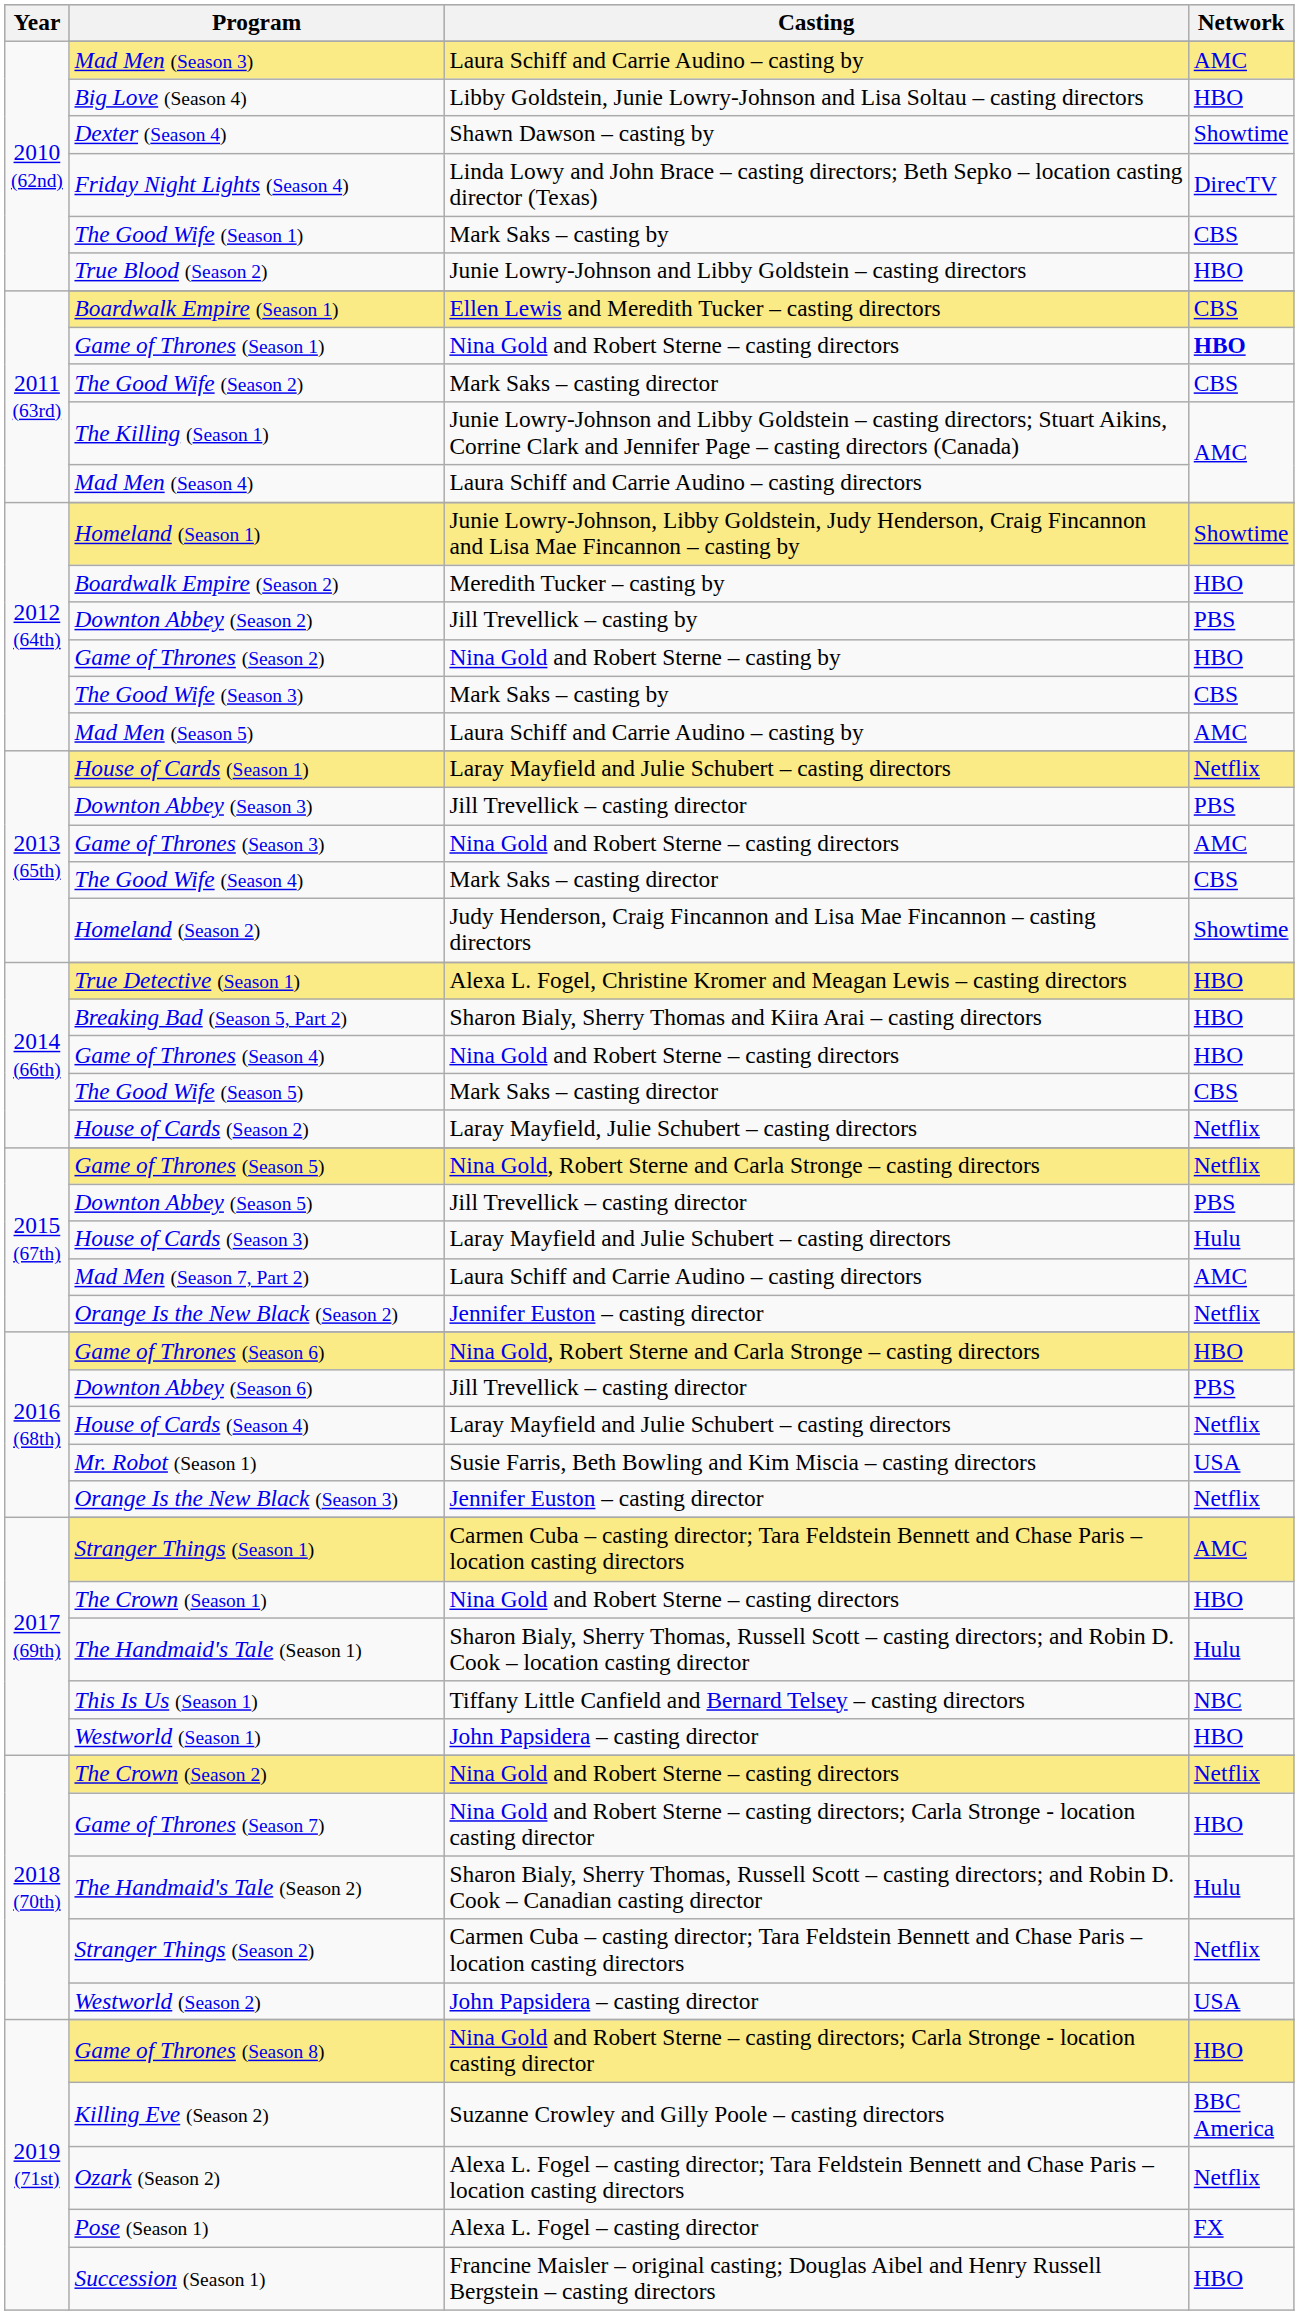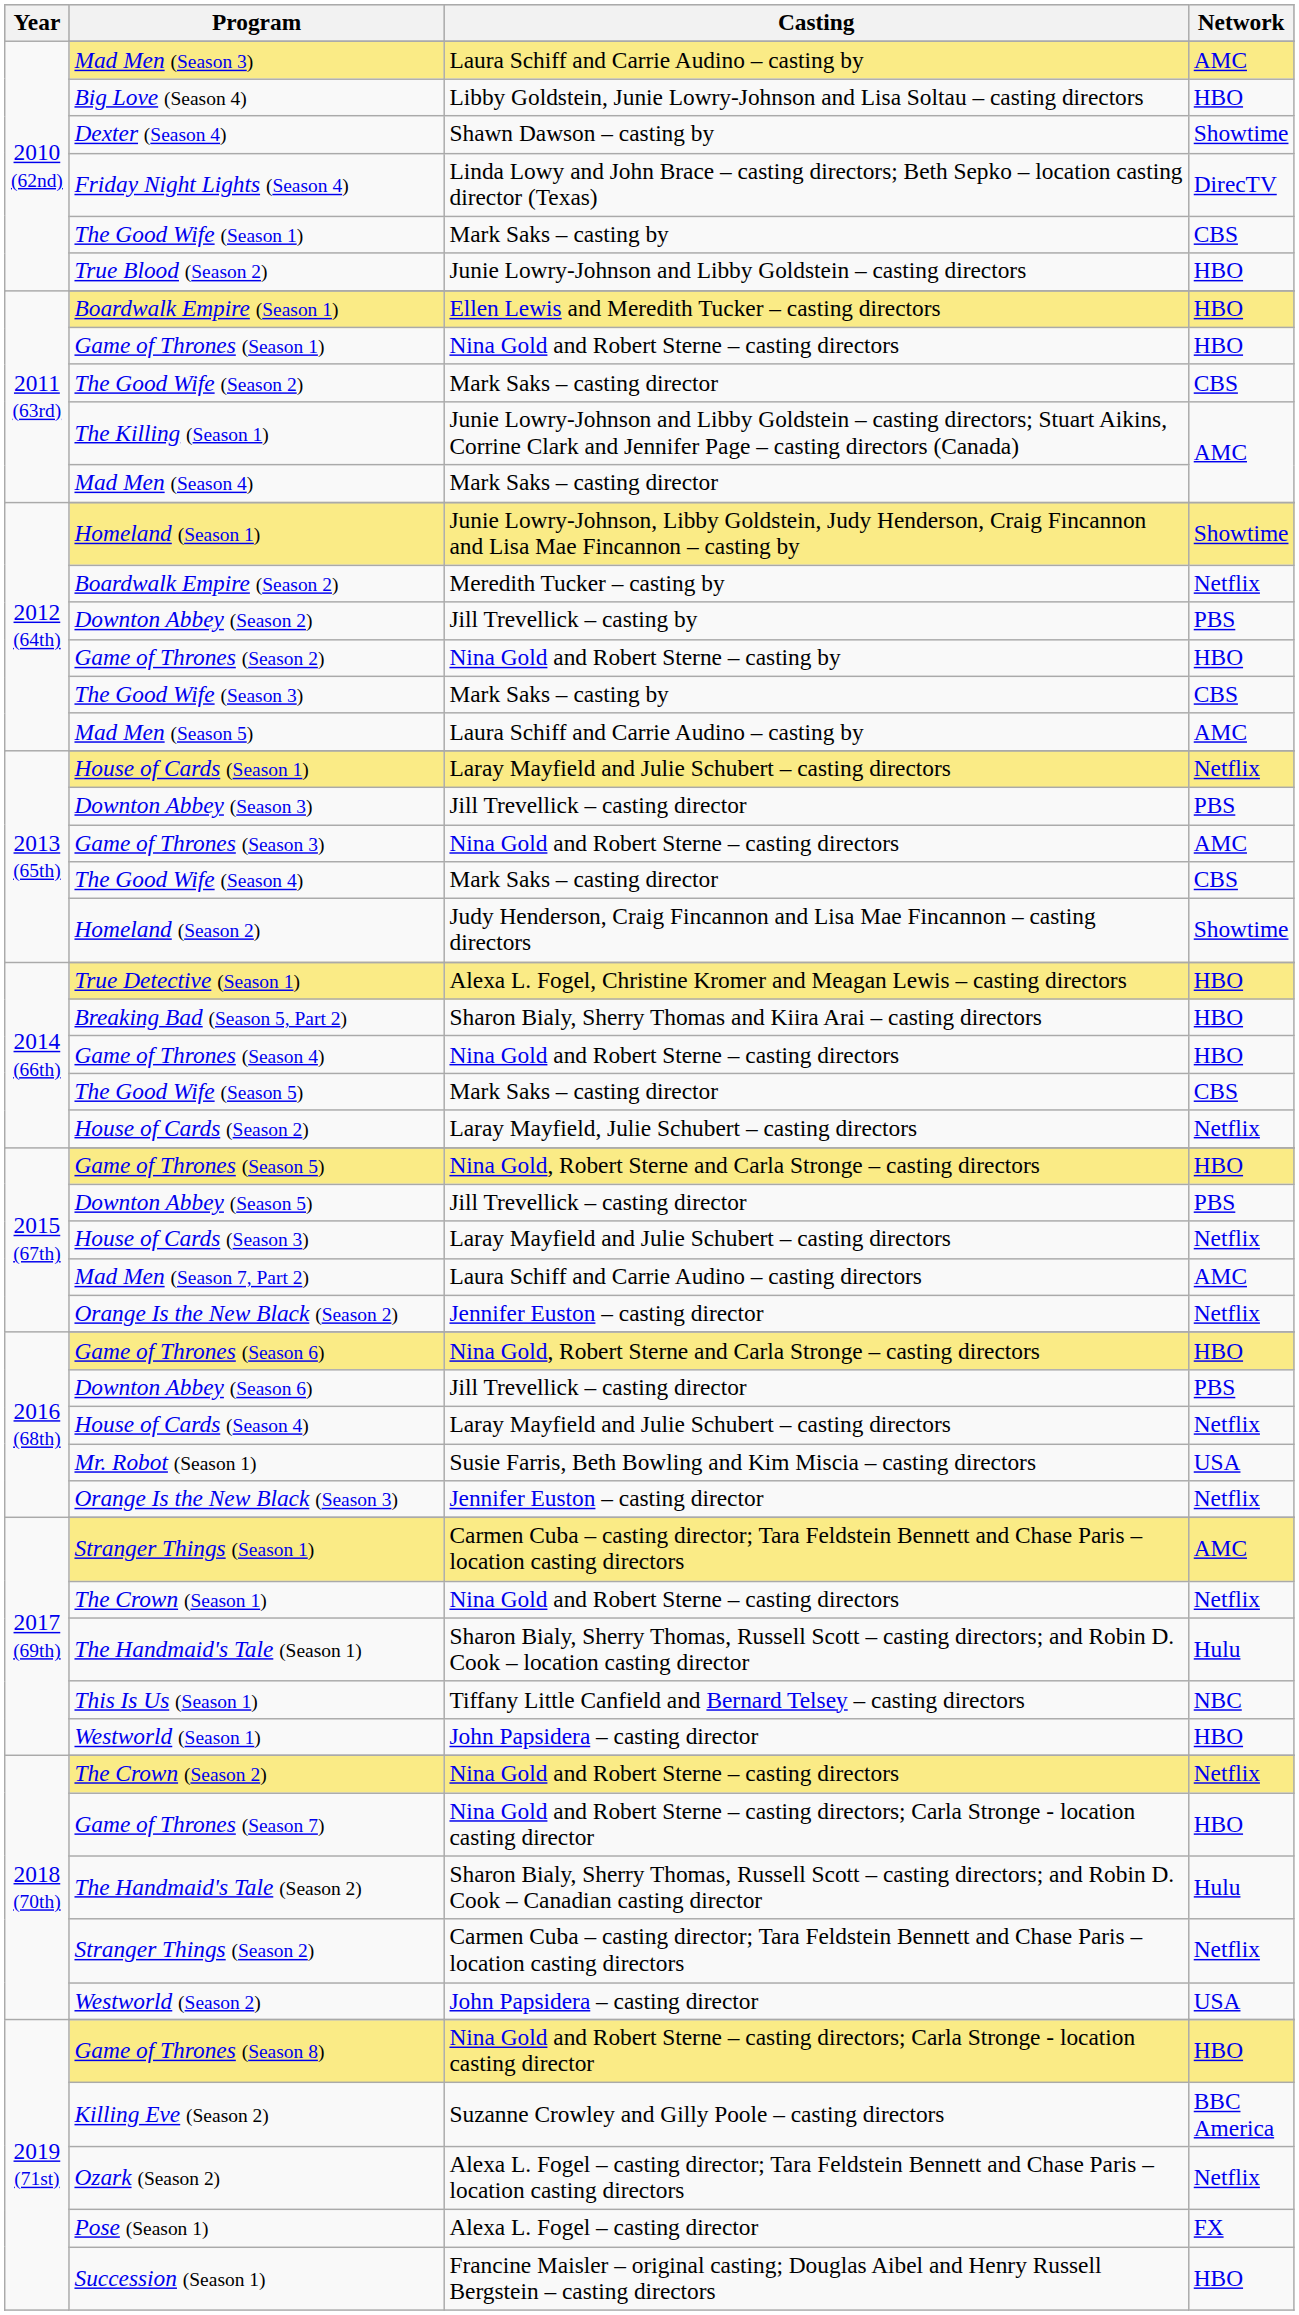(1216, 308) CBS -> (1218, 308) HBO
(1220, 345) bold -> (1218, 345) normal
(686, 483) Laura Schiff and Carrie Audino – casting directors -> (584, 483) Mark Saks – casting director
(1218, 583) HBO -> (1227, 583) Netflix
(1227, 1165) Netflix -> (1218, 1165) HBO
(1217, 1239) Hulu -> (1227, 1239) Netflix
(1218, 1599) HBO -> (1227, 1599) Netflix
